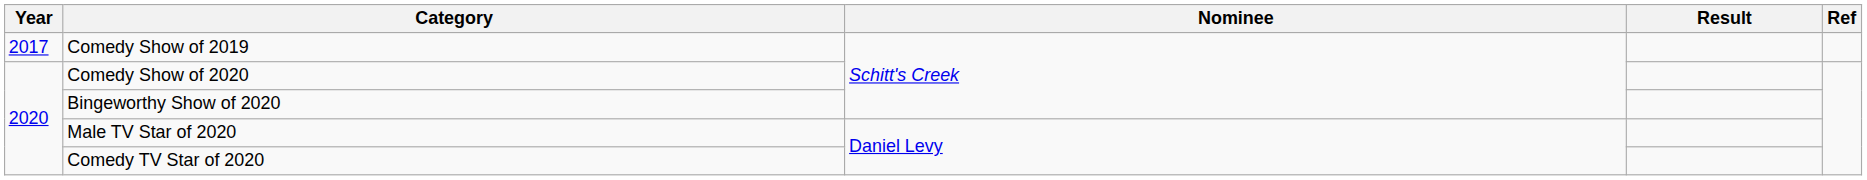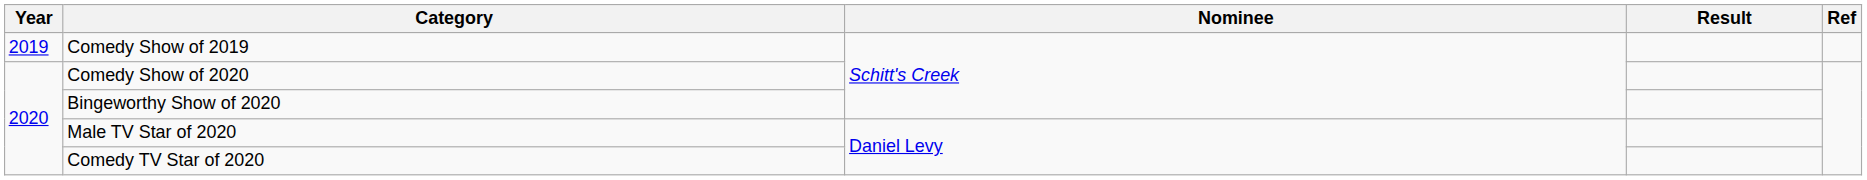(29, 47) 2017 -> (29, 47) 2019
